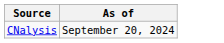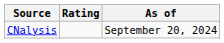+ column: (81, 13)
